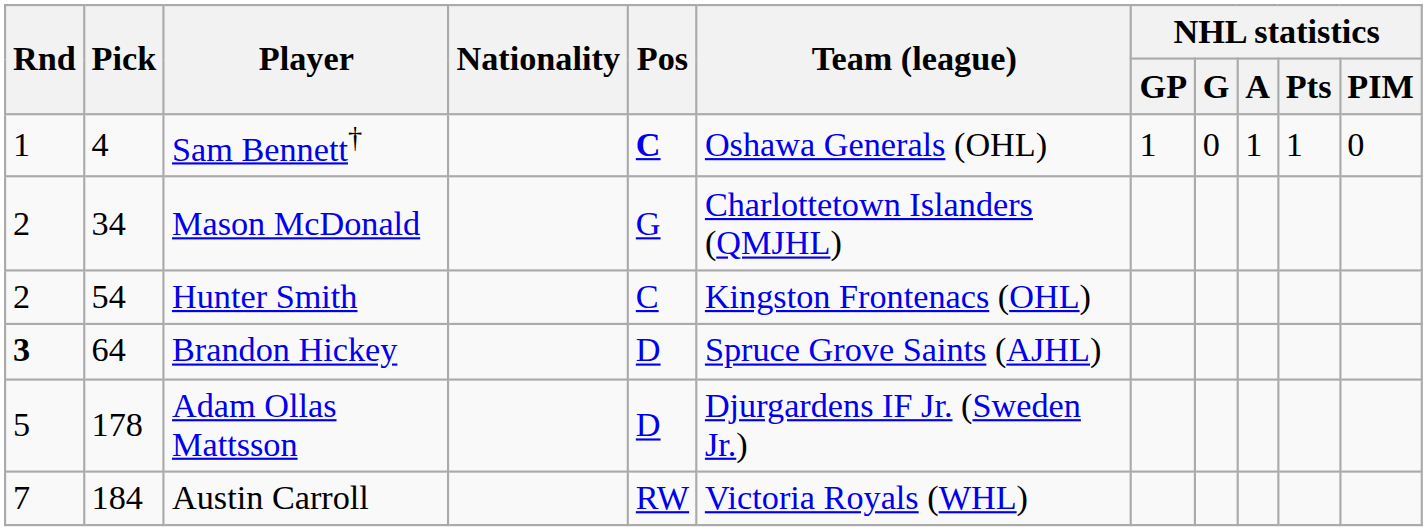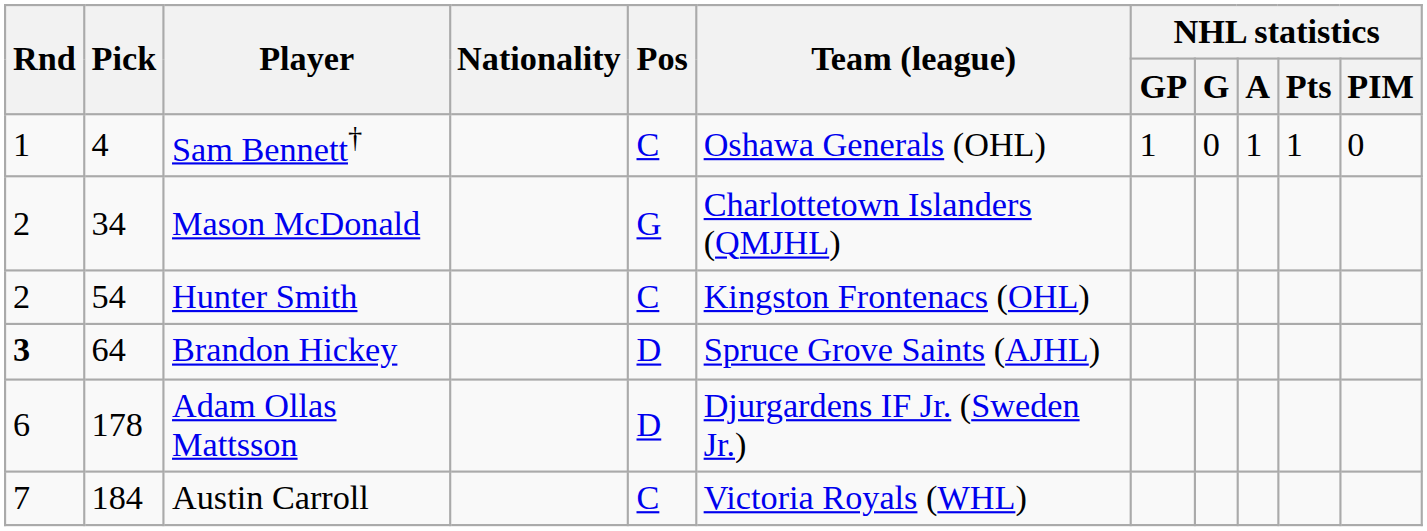(648, 144) bold -> (648, 144) normal
(22, 424) 5 -> (22, 424) 6
(662, 498) RW -> (648, 498) C
